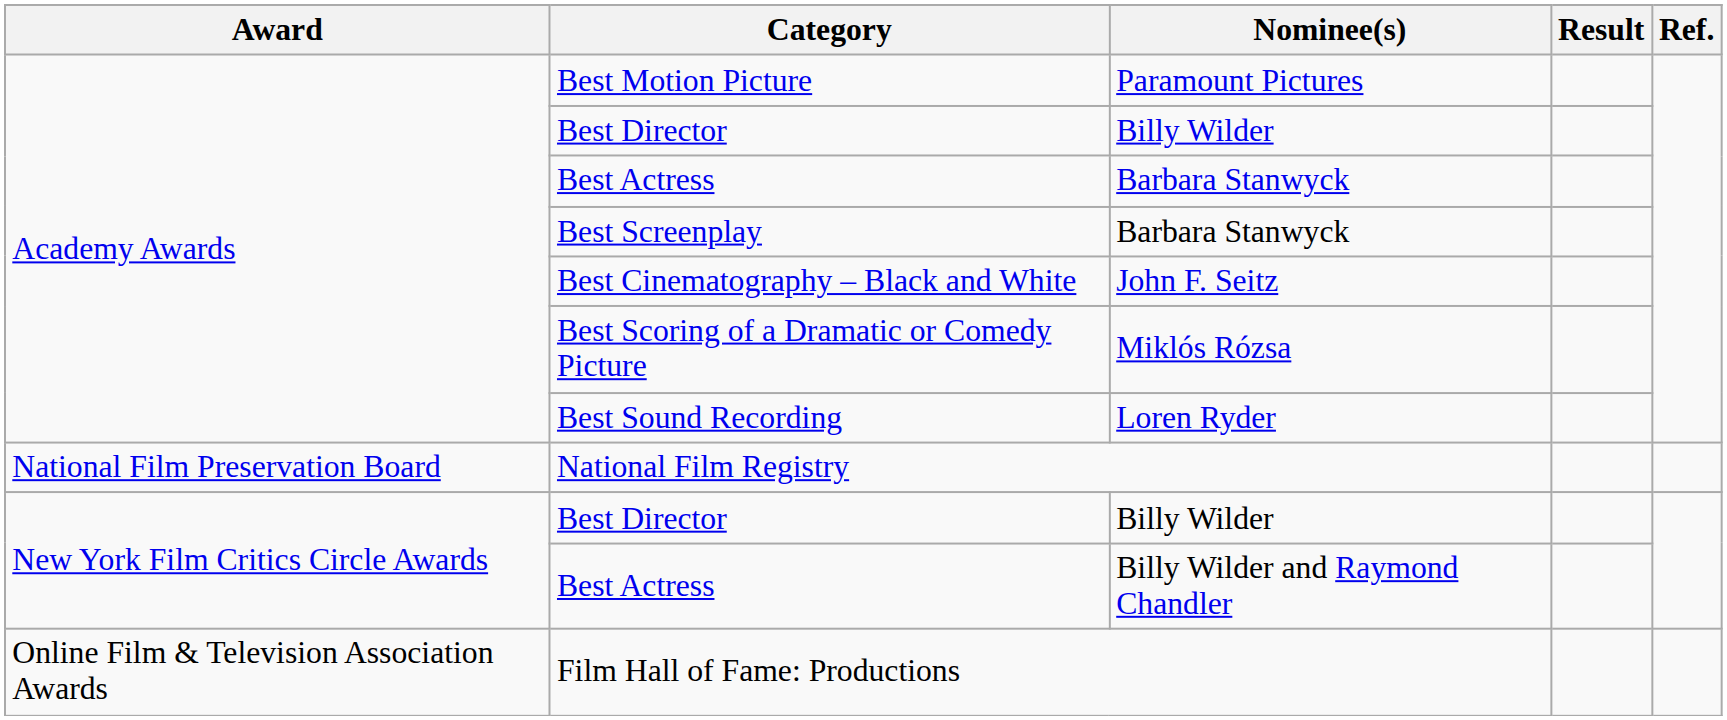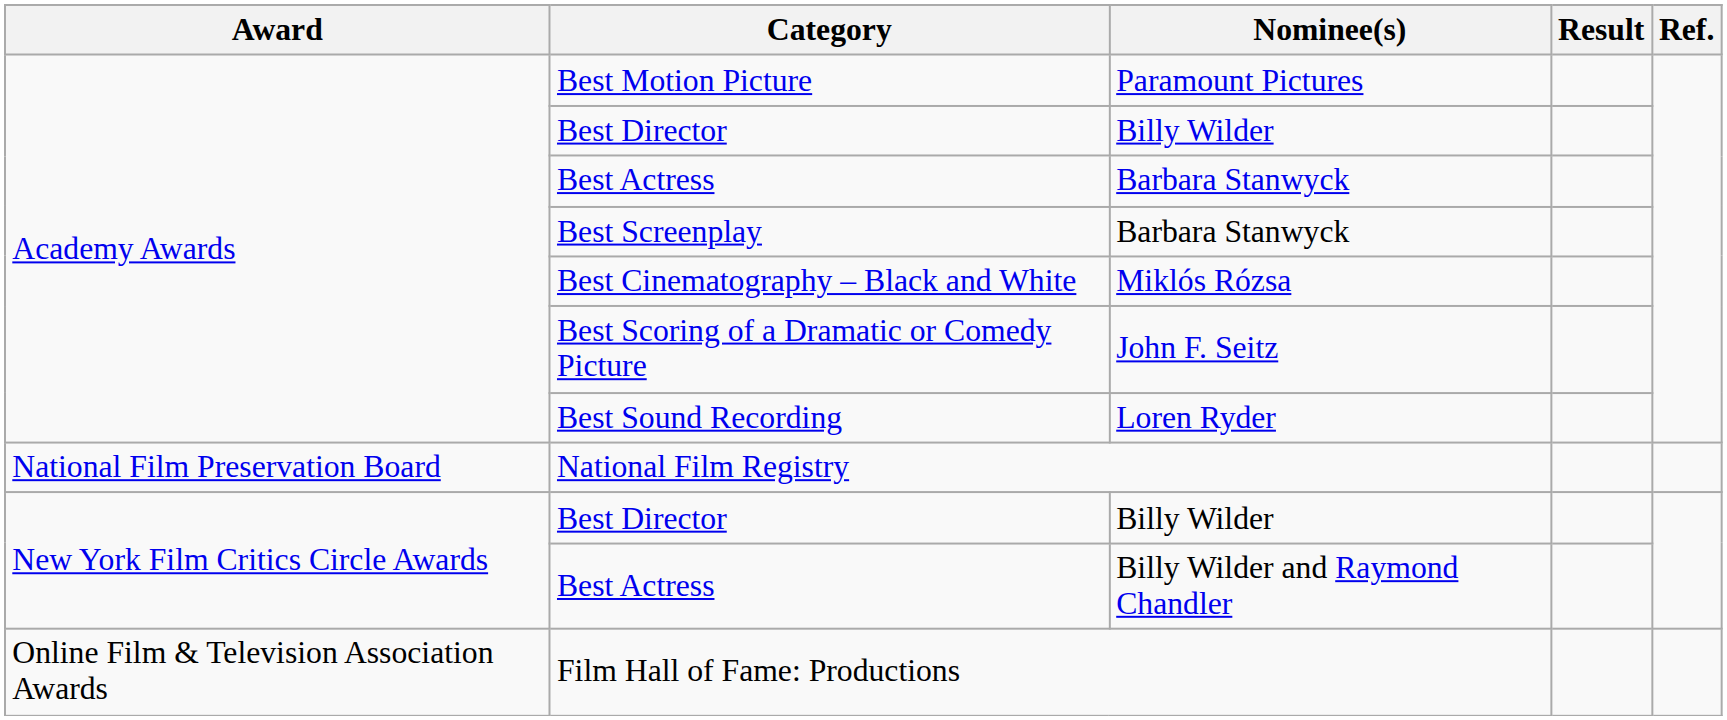(1197, 280) John F. Seitz -> (1204, 280) Miklós Rózsa
(1204, 348) Miklós Rózsa -> (1197, 348) John F. Seitz
